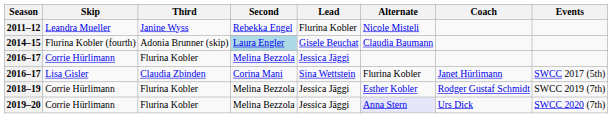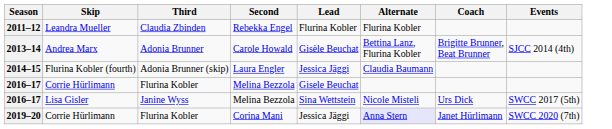(164, 27) Janine Wyss -> (173, 27) Claudia Zbinden
(391, 27) Nicole Misteli -> (392, 27) Flurina Kobler
+ row: (24, 48)
(259, 43) lightblue background -> (259, 69) no background
(329, 43) Gisele Beuchat -> (324, 69) Jessica Jäggi
(324, 58) Jessica Jäggi -> (329, 85) Gisele Beuchat
(173, 74) Claudia Zbinden -> (164, 100) Janine Wyss
(258, 74) Corina Mani -> (264, 100) Melina Bezzola
(392, 74) Flurina Kobler -> (391, 100) Nicole Misteli
(470, 74) Janet Hürlimann -> (455, 100) Urs Dick
- row: (24, 89)
(264, 105) Melina Bezzola -> (258, 116) Corina Mani
(455, 105) Urs Dick -> (470, 116) Janet Hürlimann
